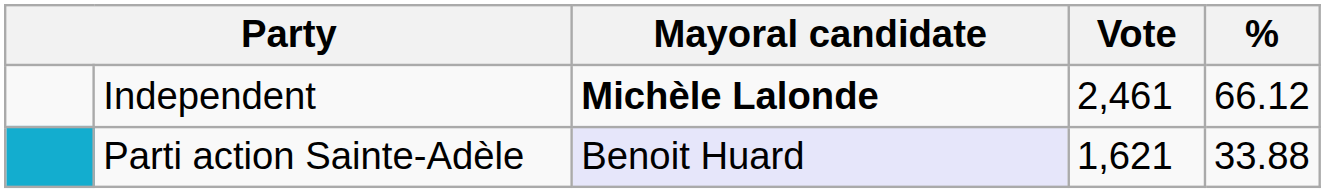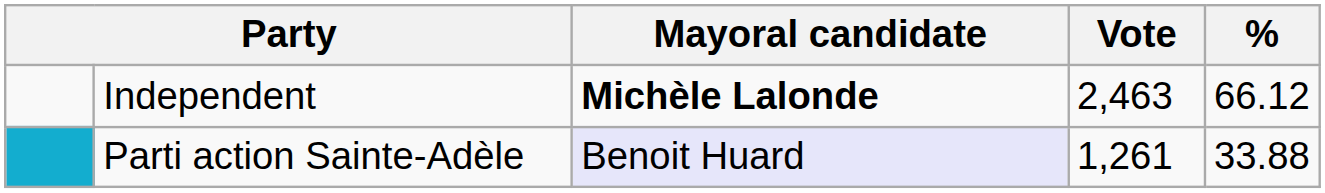(1125, 95) 2,461 -> (1125, 95) 2,463
(1125, 156) 1,621 -> (1125, 156) 1,261
